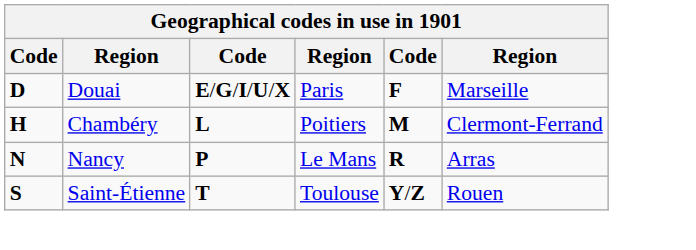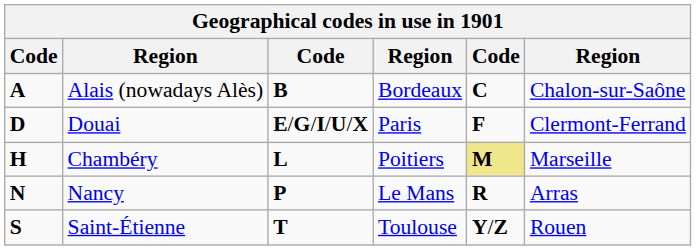+ row: (165, 90)
(488, 90) Marseille -> (608, 124) Clermont-Ferrand
(399, 124) no background -> (482, 158) khaki background
(525, 124) Clermont-Ferrand -> (571, 158) Marseille
